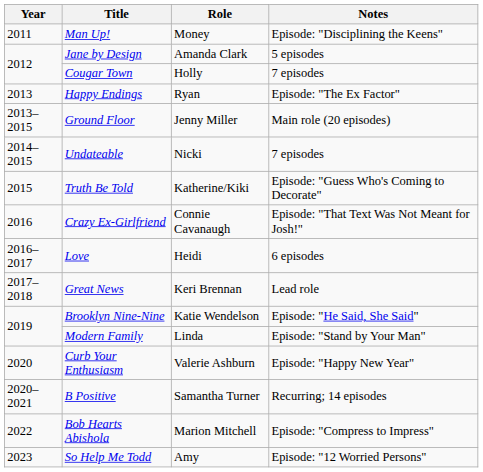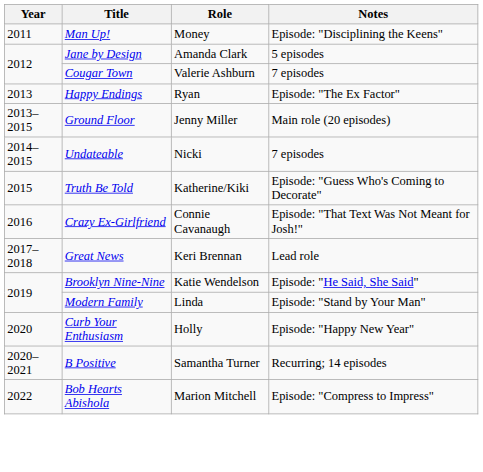(188, 73) Holly -> (214, 73) Valerie Ashburn
- row: (77, 255)
(214, 362) Valerie Ashburn -> (188, 329) Holly
- row: (108, 457)
